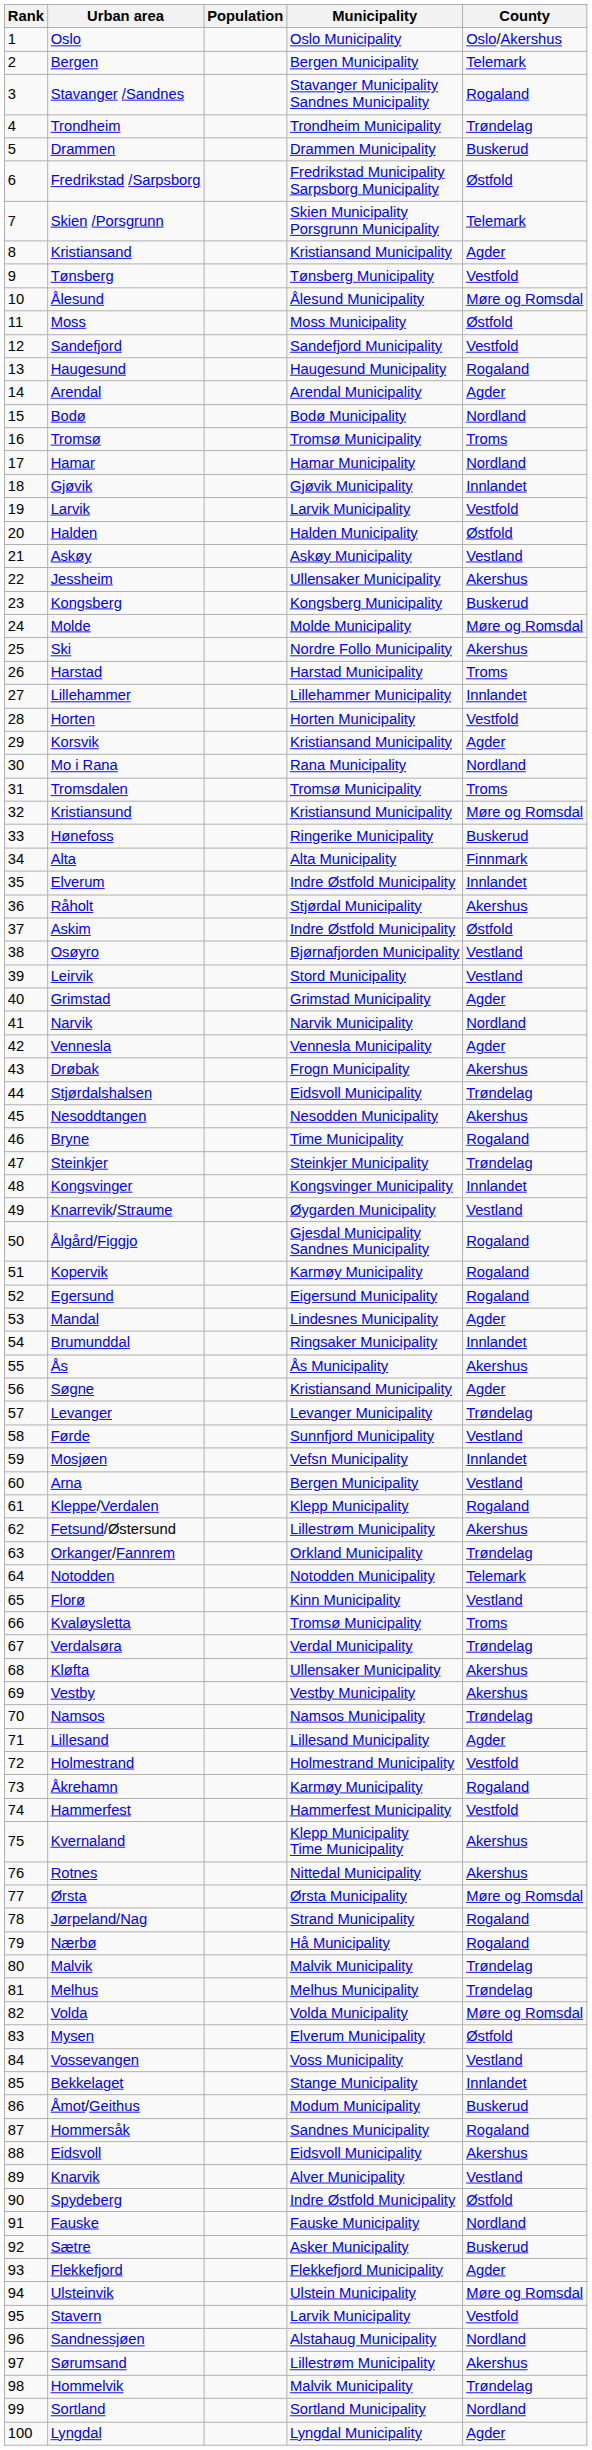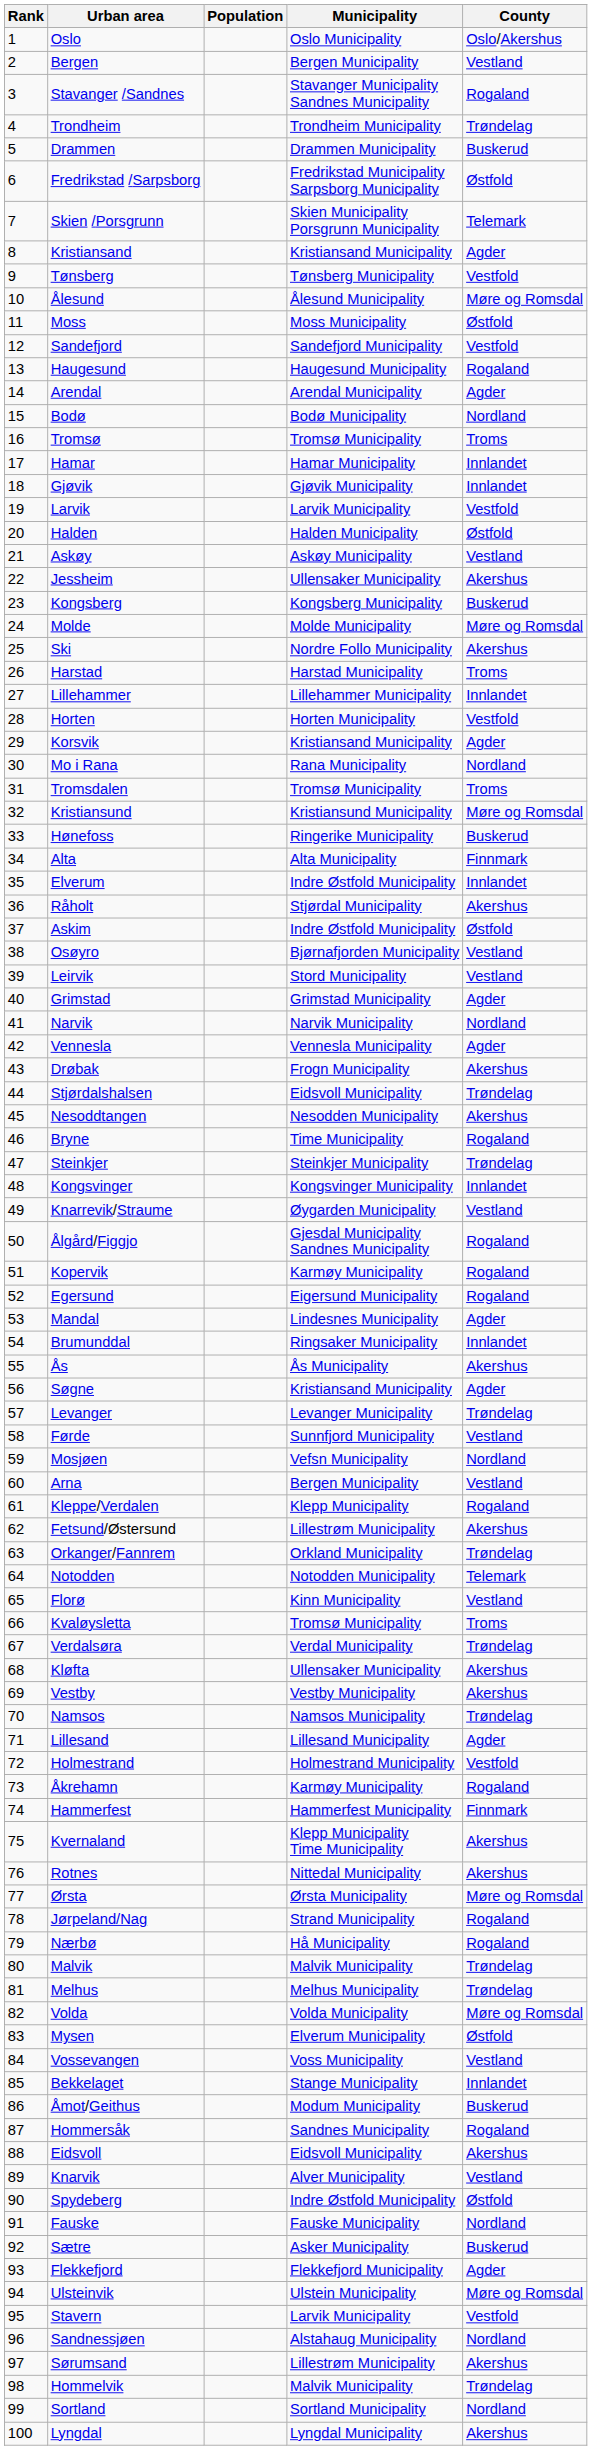(496, 62) Telemark -> (494, 62) Vestland
(496, 462) Nordland -> (496, 462) Innlandet
(496, 1459) Innlandet -> (496, 1459) Nordland
(492, 1809) Vestfold -> (497, 1809) Finnmark
(486, 2433) Agder -> (497, 2433) Akershus
